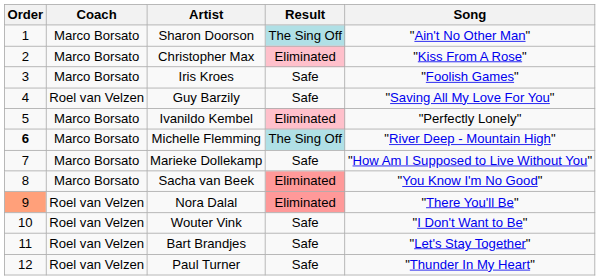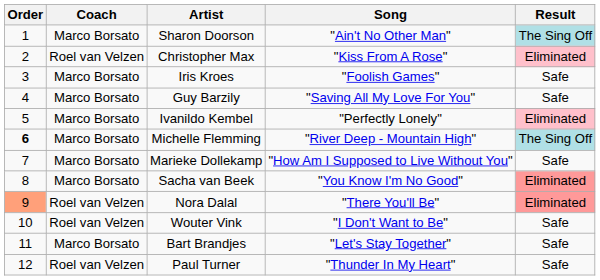columns swapped: (470, 14) <-> (305, 14)
(97, 56) Marco Borsato -> (97, 56) Roel van Velzen
(97, 98) Roel van Velzen -> (97, 98) Marco Borsato
(97, 243) Roel van Velzen -> (97, 243) Marco Borsato
